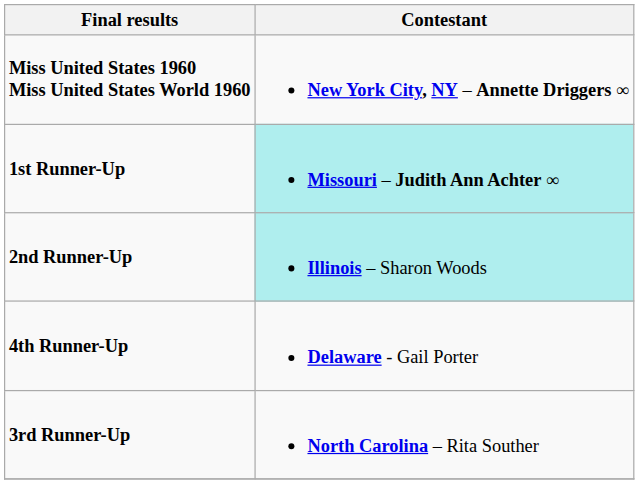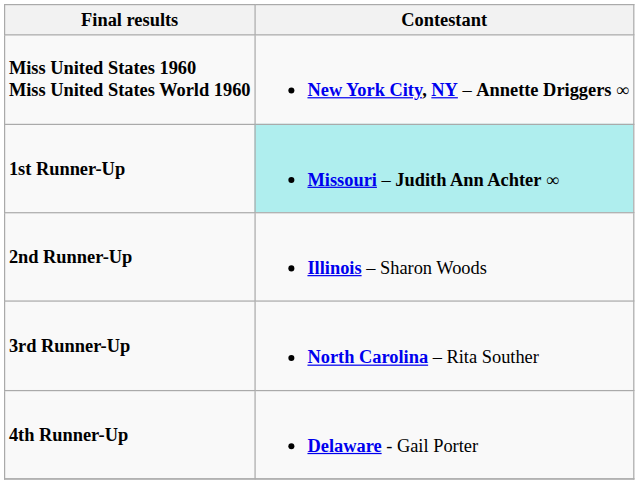(444, 268) paleturquoise background -> (444, 268) no background
rows swapped: (70, 434) <-> (69, 346)
